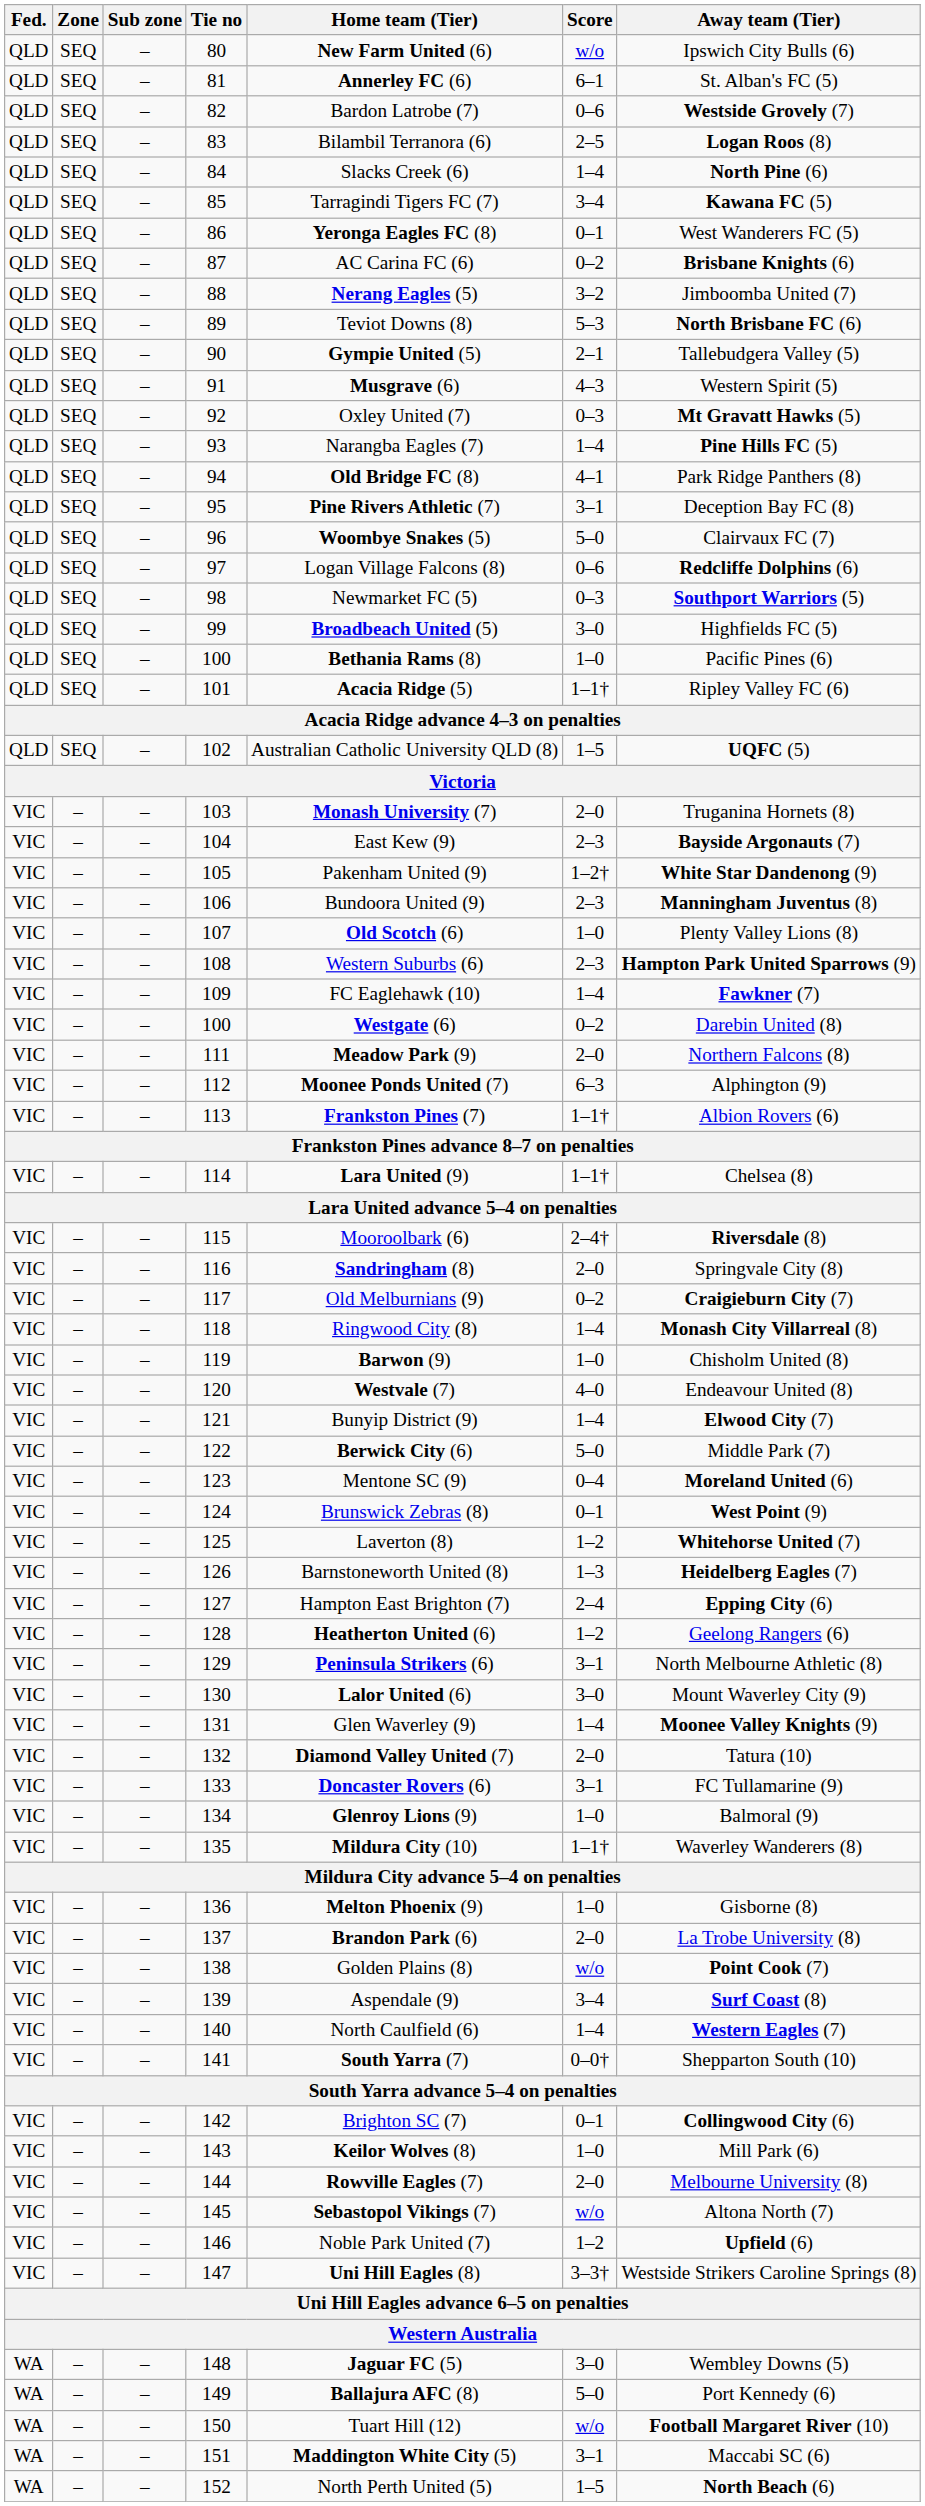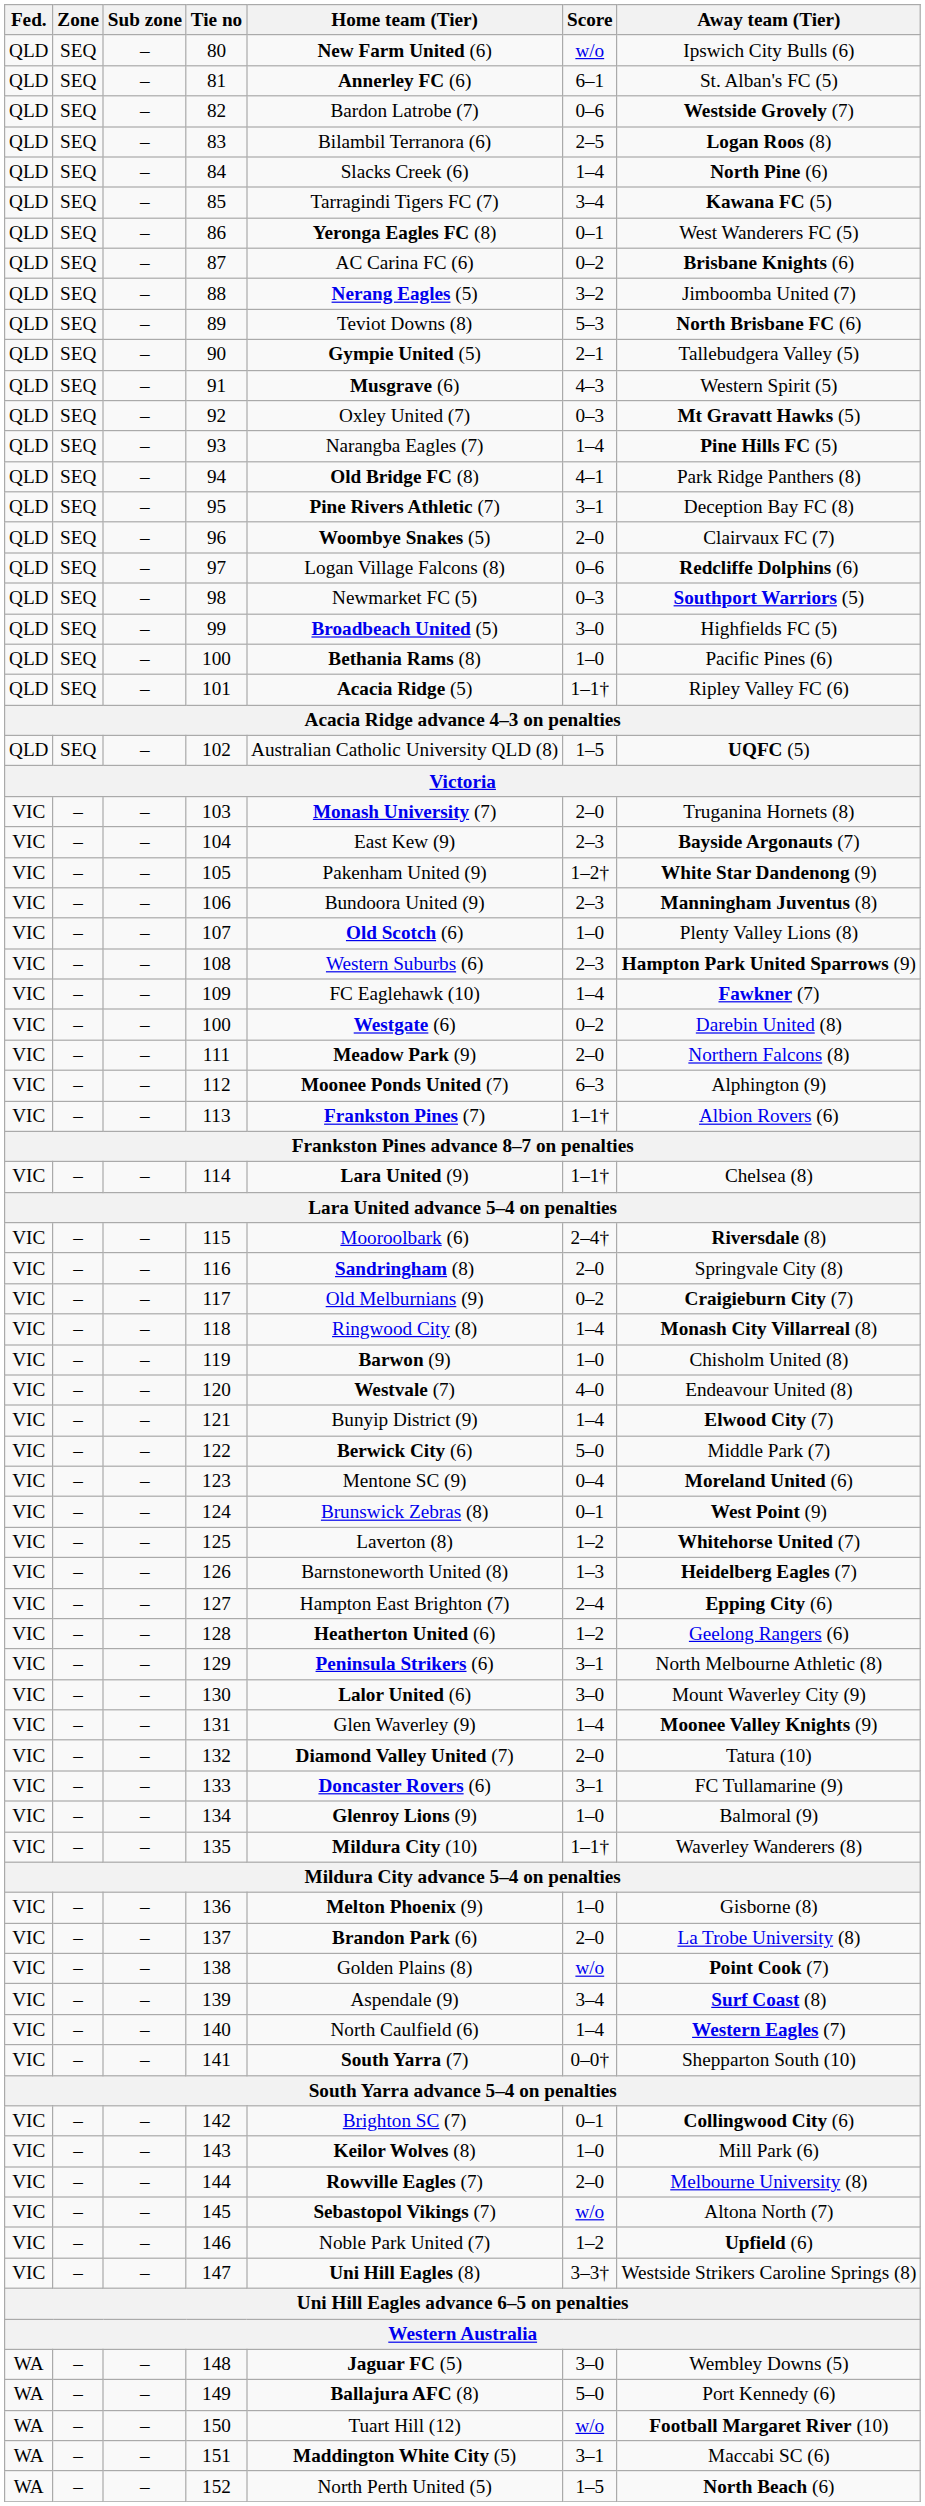(590, 537) 5–0 -> (590, 537) 2–0
